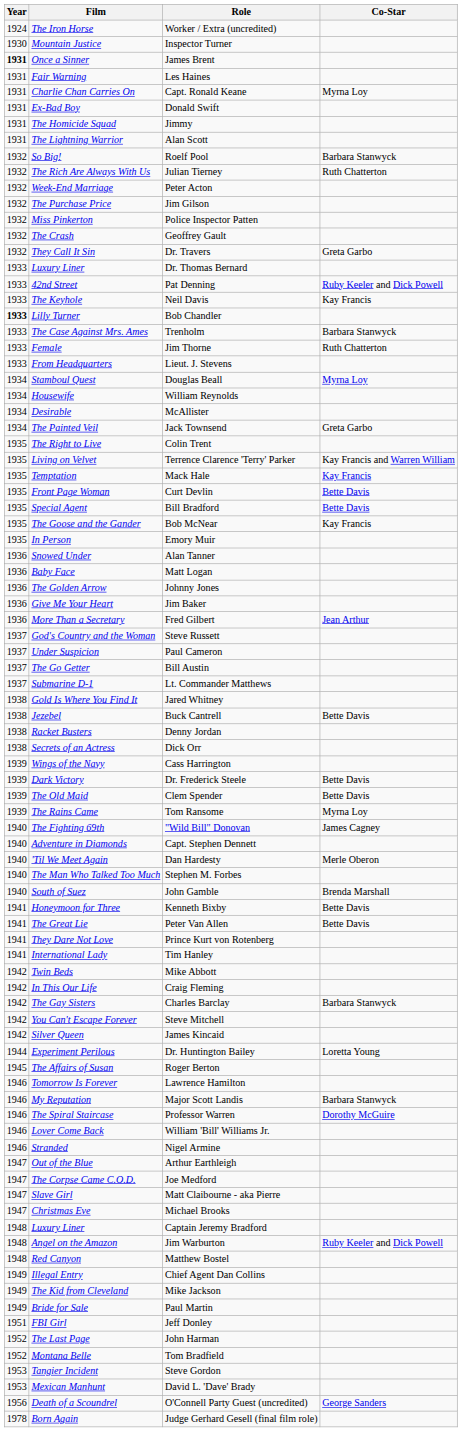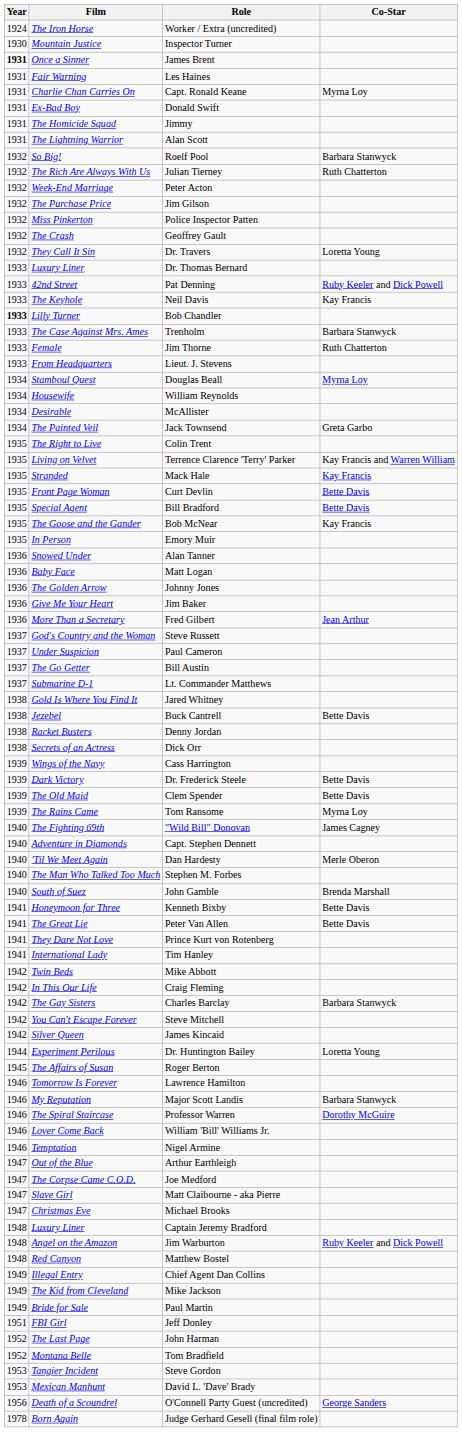(347, 252) Greta Garbo -> (351, 252) Loretta Young
(54, 476) Temptation -> (50, 476) Stranded
(50, 1147) Stranded -> (54, 1147) Temptation
